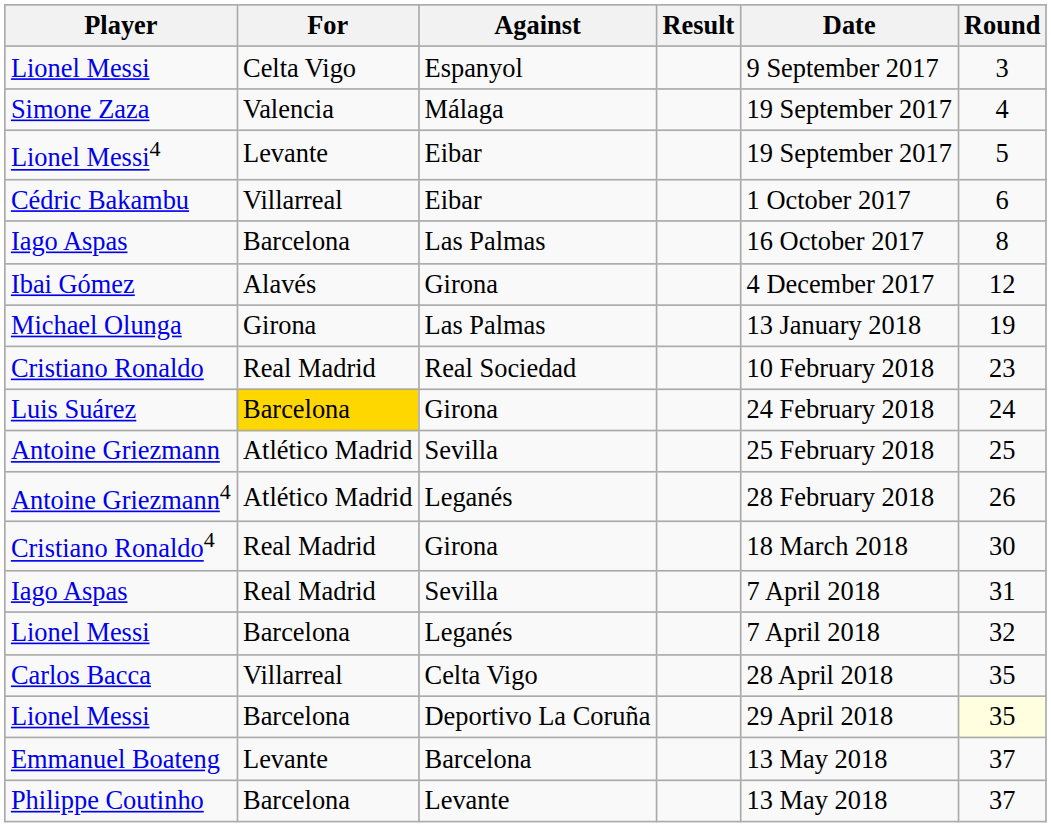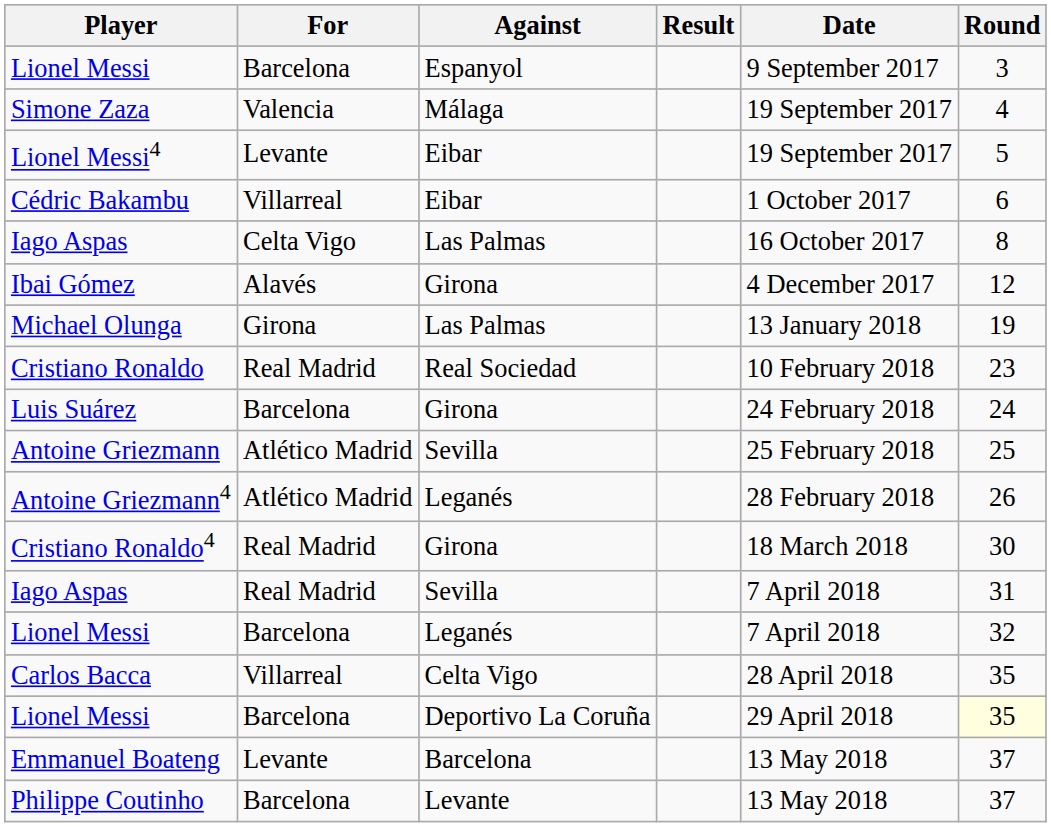(300, 67) Celta Vigo -> (297, 67) Barcelona
(297, 241) Barcelona -> (300, 241) Celta Vigo
(297, 409) gold background -> (297, 409) no background
